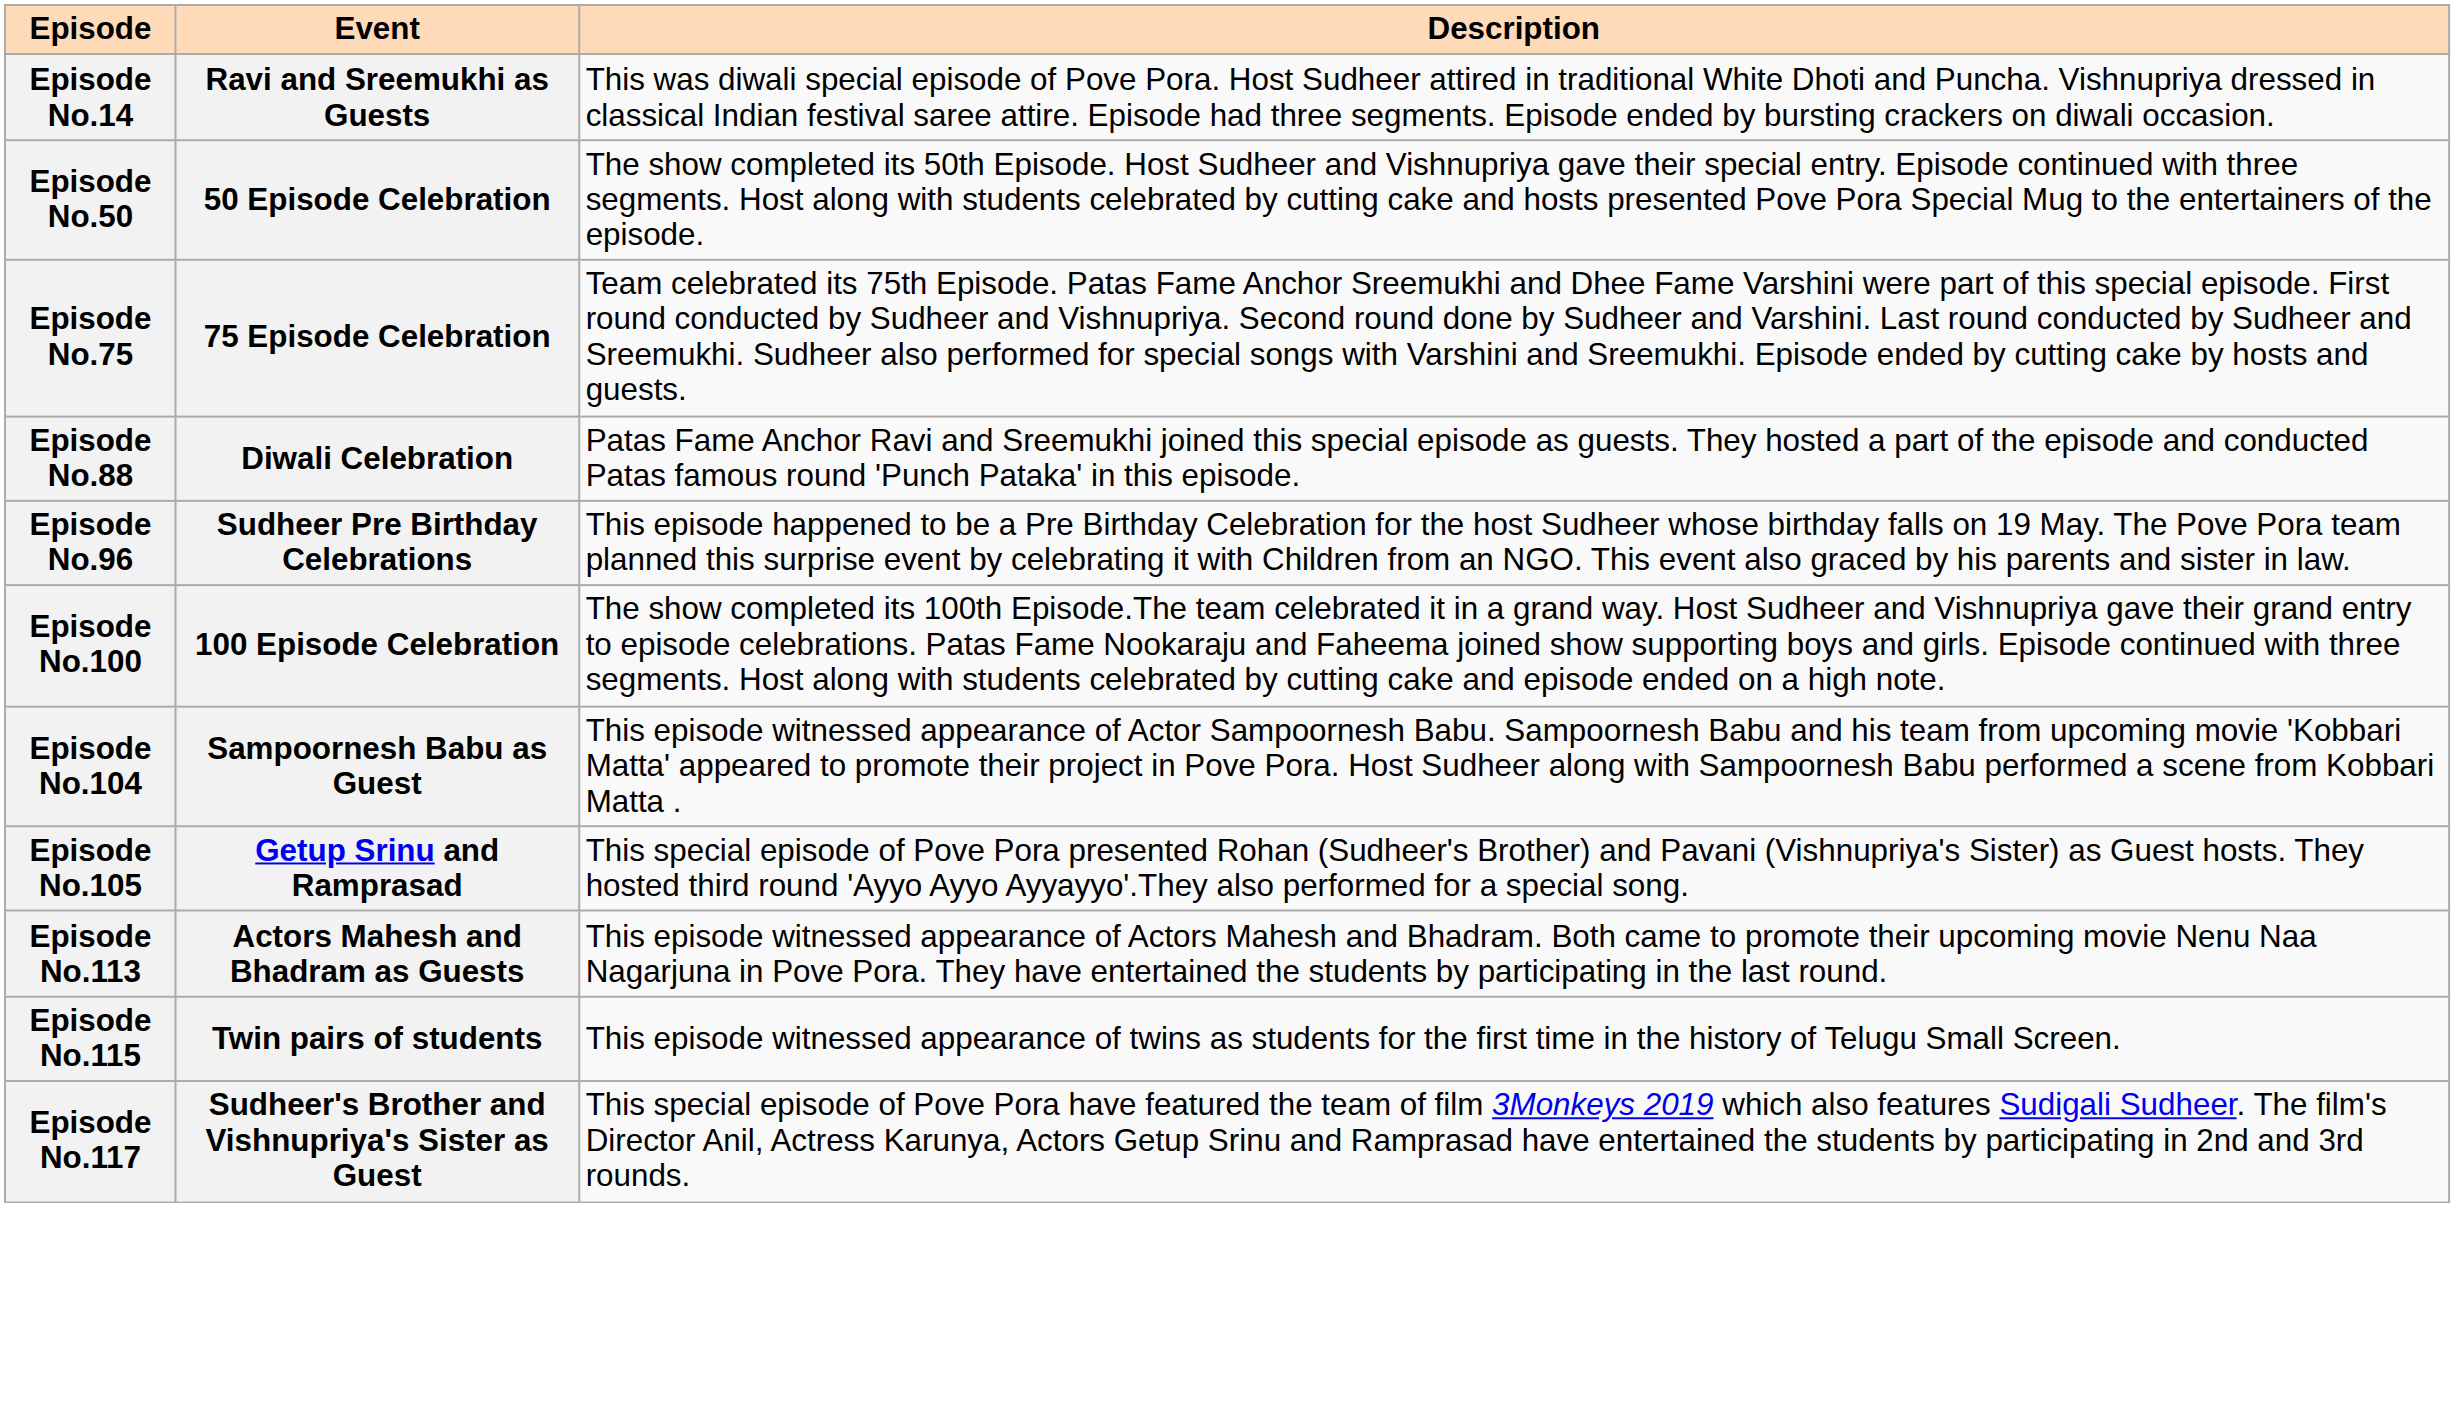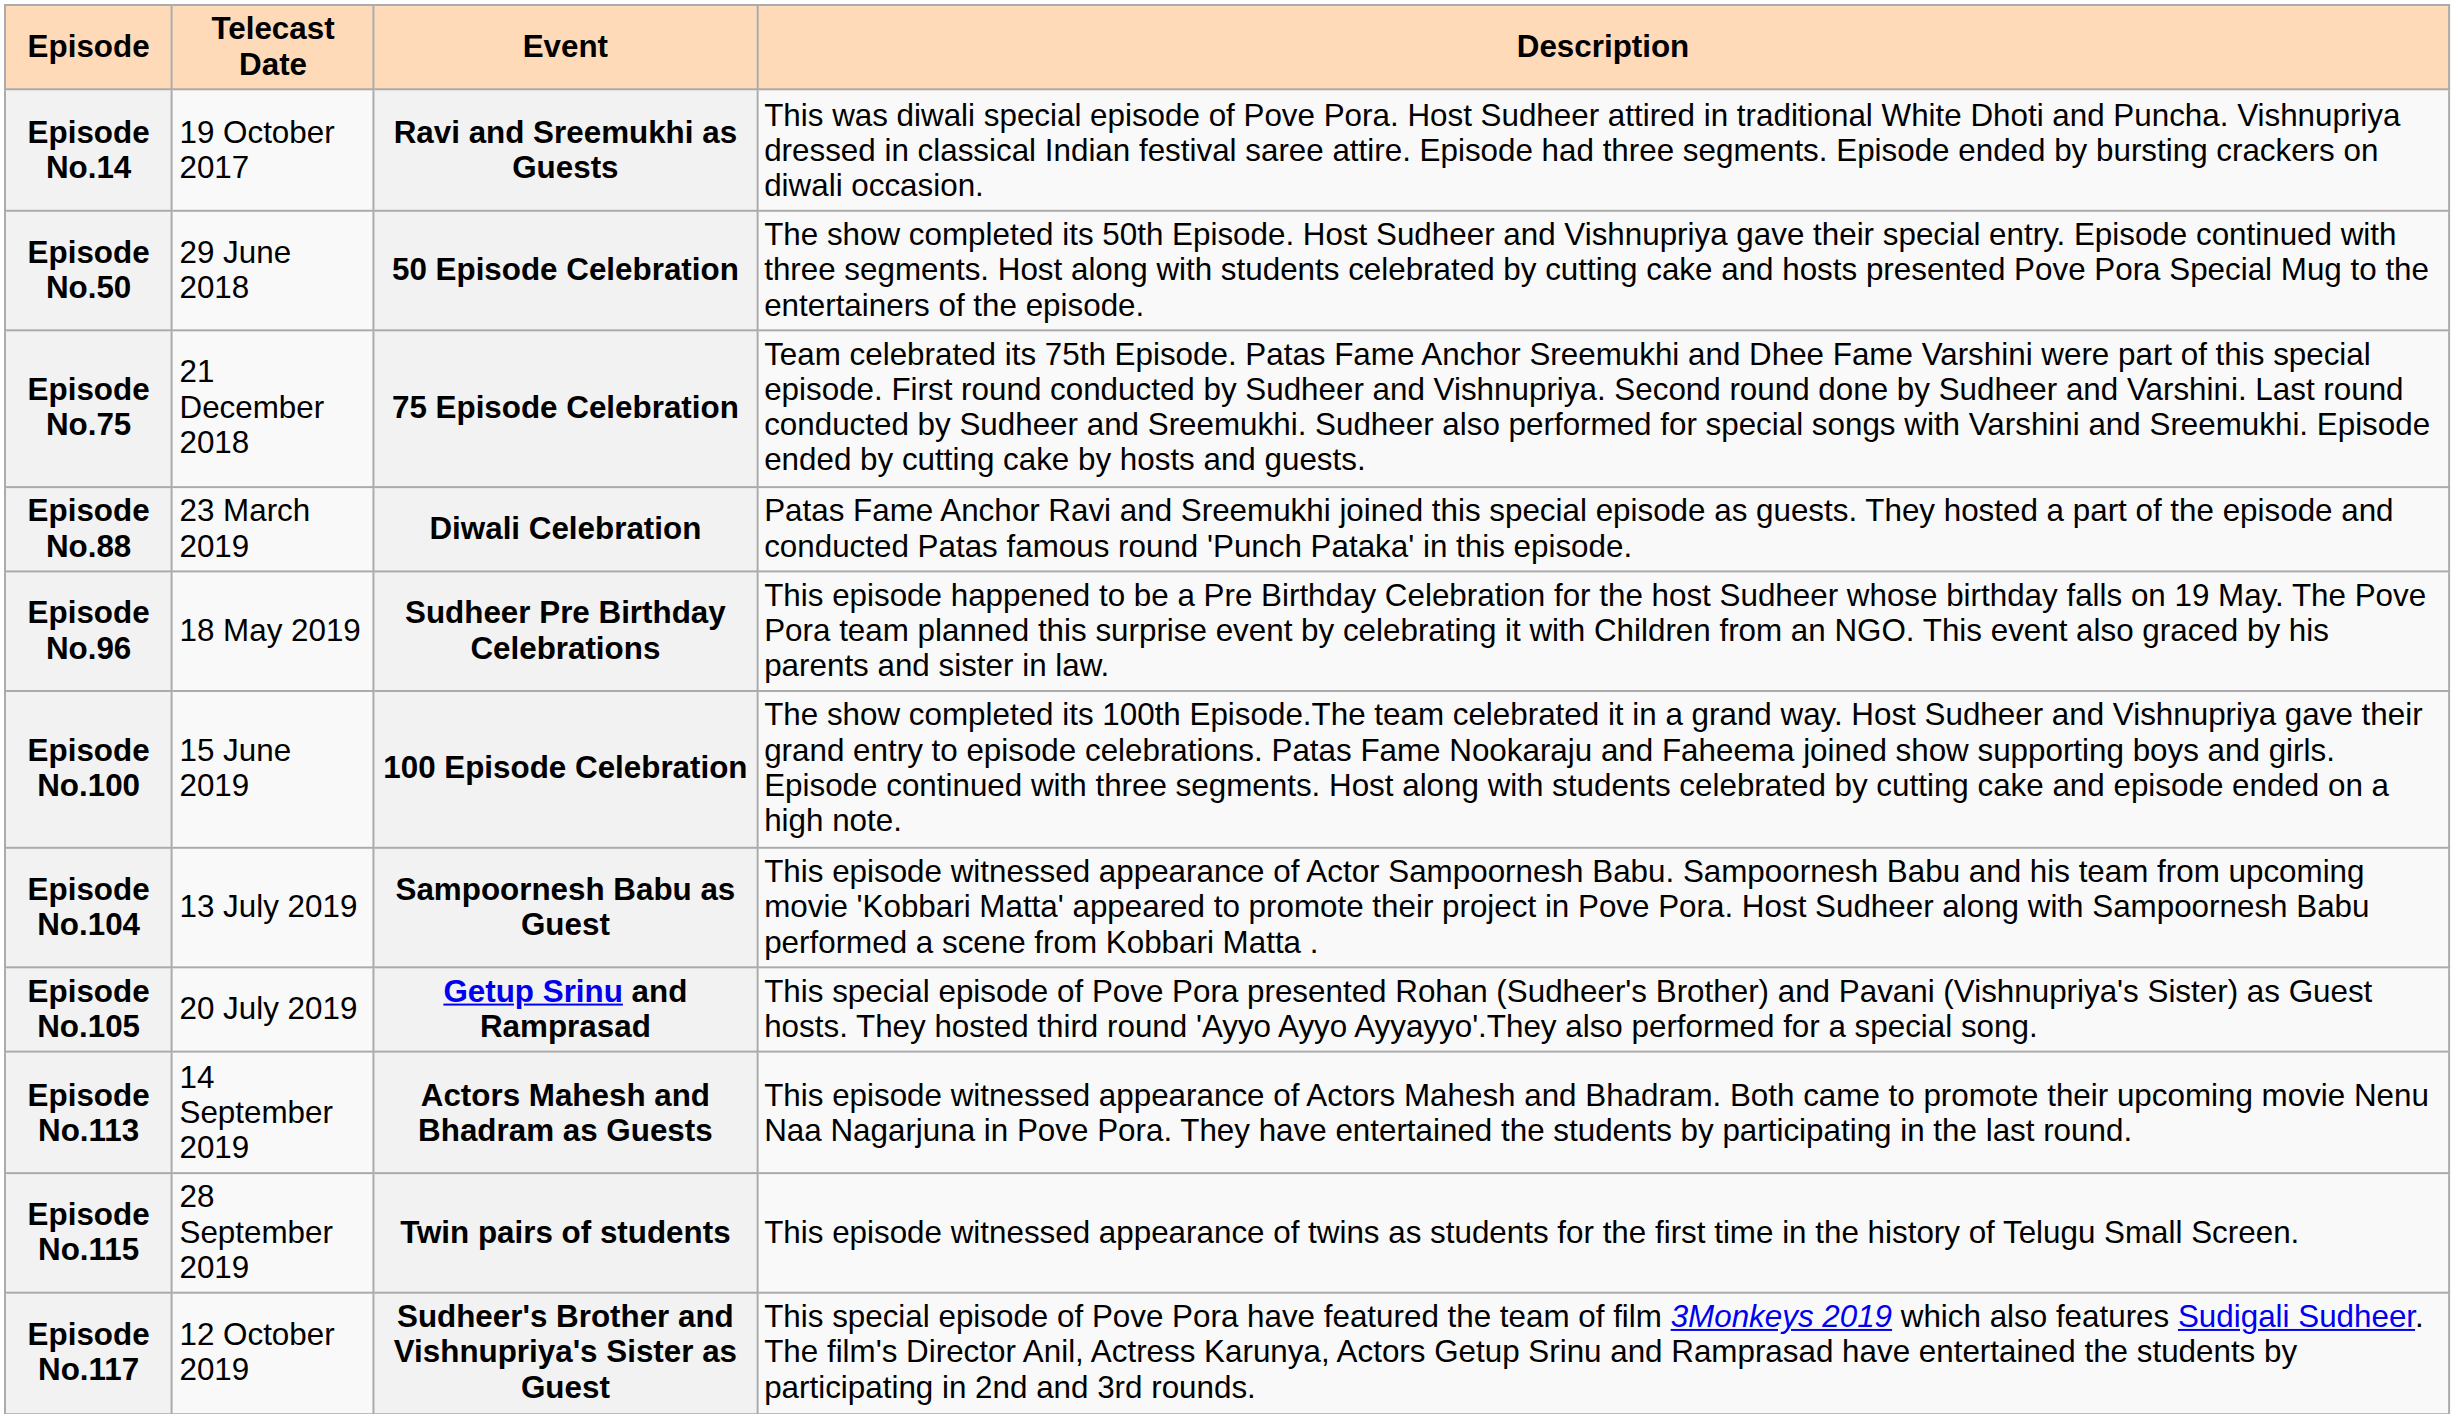+ column: (273, 47)
